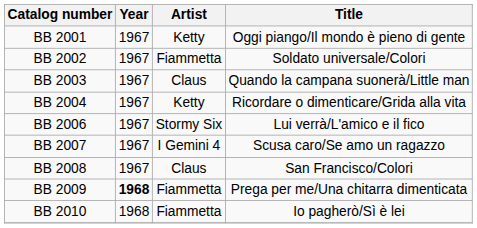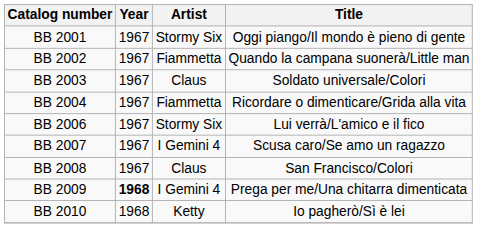(189, 37) Ketty -> (189, 37) Stormy Six
(349, 59) Soldato universale/Colori -> (349, 59) Quando la campana suonerà/Little man
(349, 80) Quando la campana suonerà/Little man -> (349, 80) Soldato universale/Colori
(189, 102) Ketty -> (189, 102) Fiammetta
(189, 189) Fiammetta -> (189, 189) I Gemini 4
(189, 211) Fiammetta -> (189, 211) Ketty
